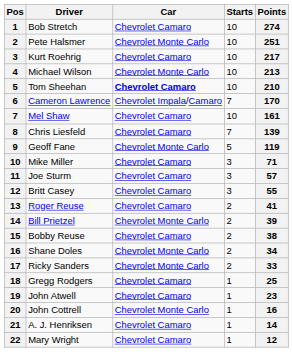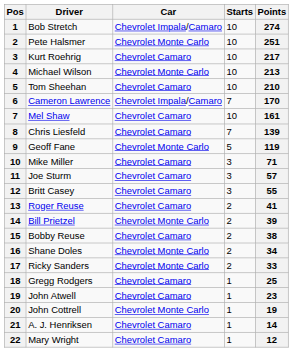(153, 27) Chevrolet Camaro -> (168, 27) Chevrolet Impala/Camaro
(155, 87) bold -> (153, 87) normal
(272, 310) 16 -> (272, 310) 19
